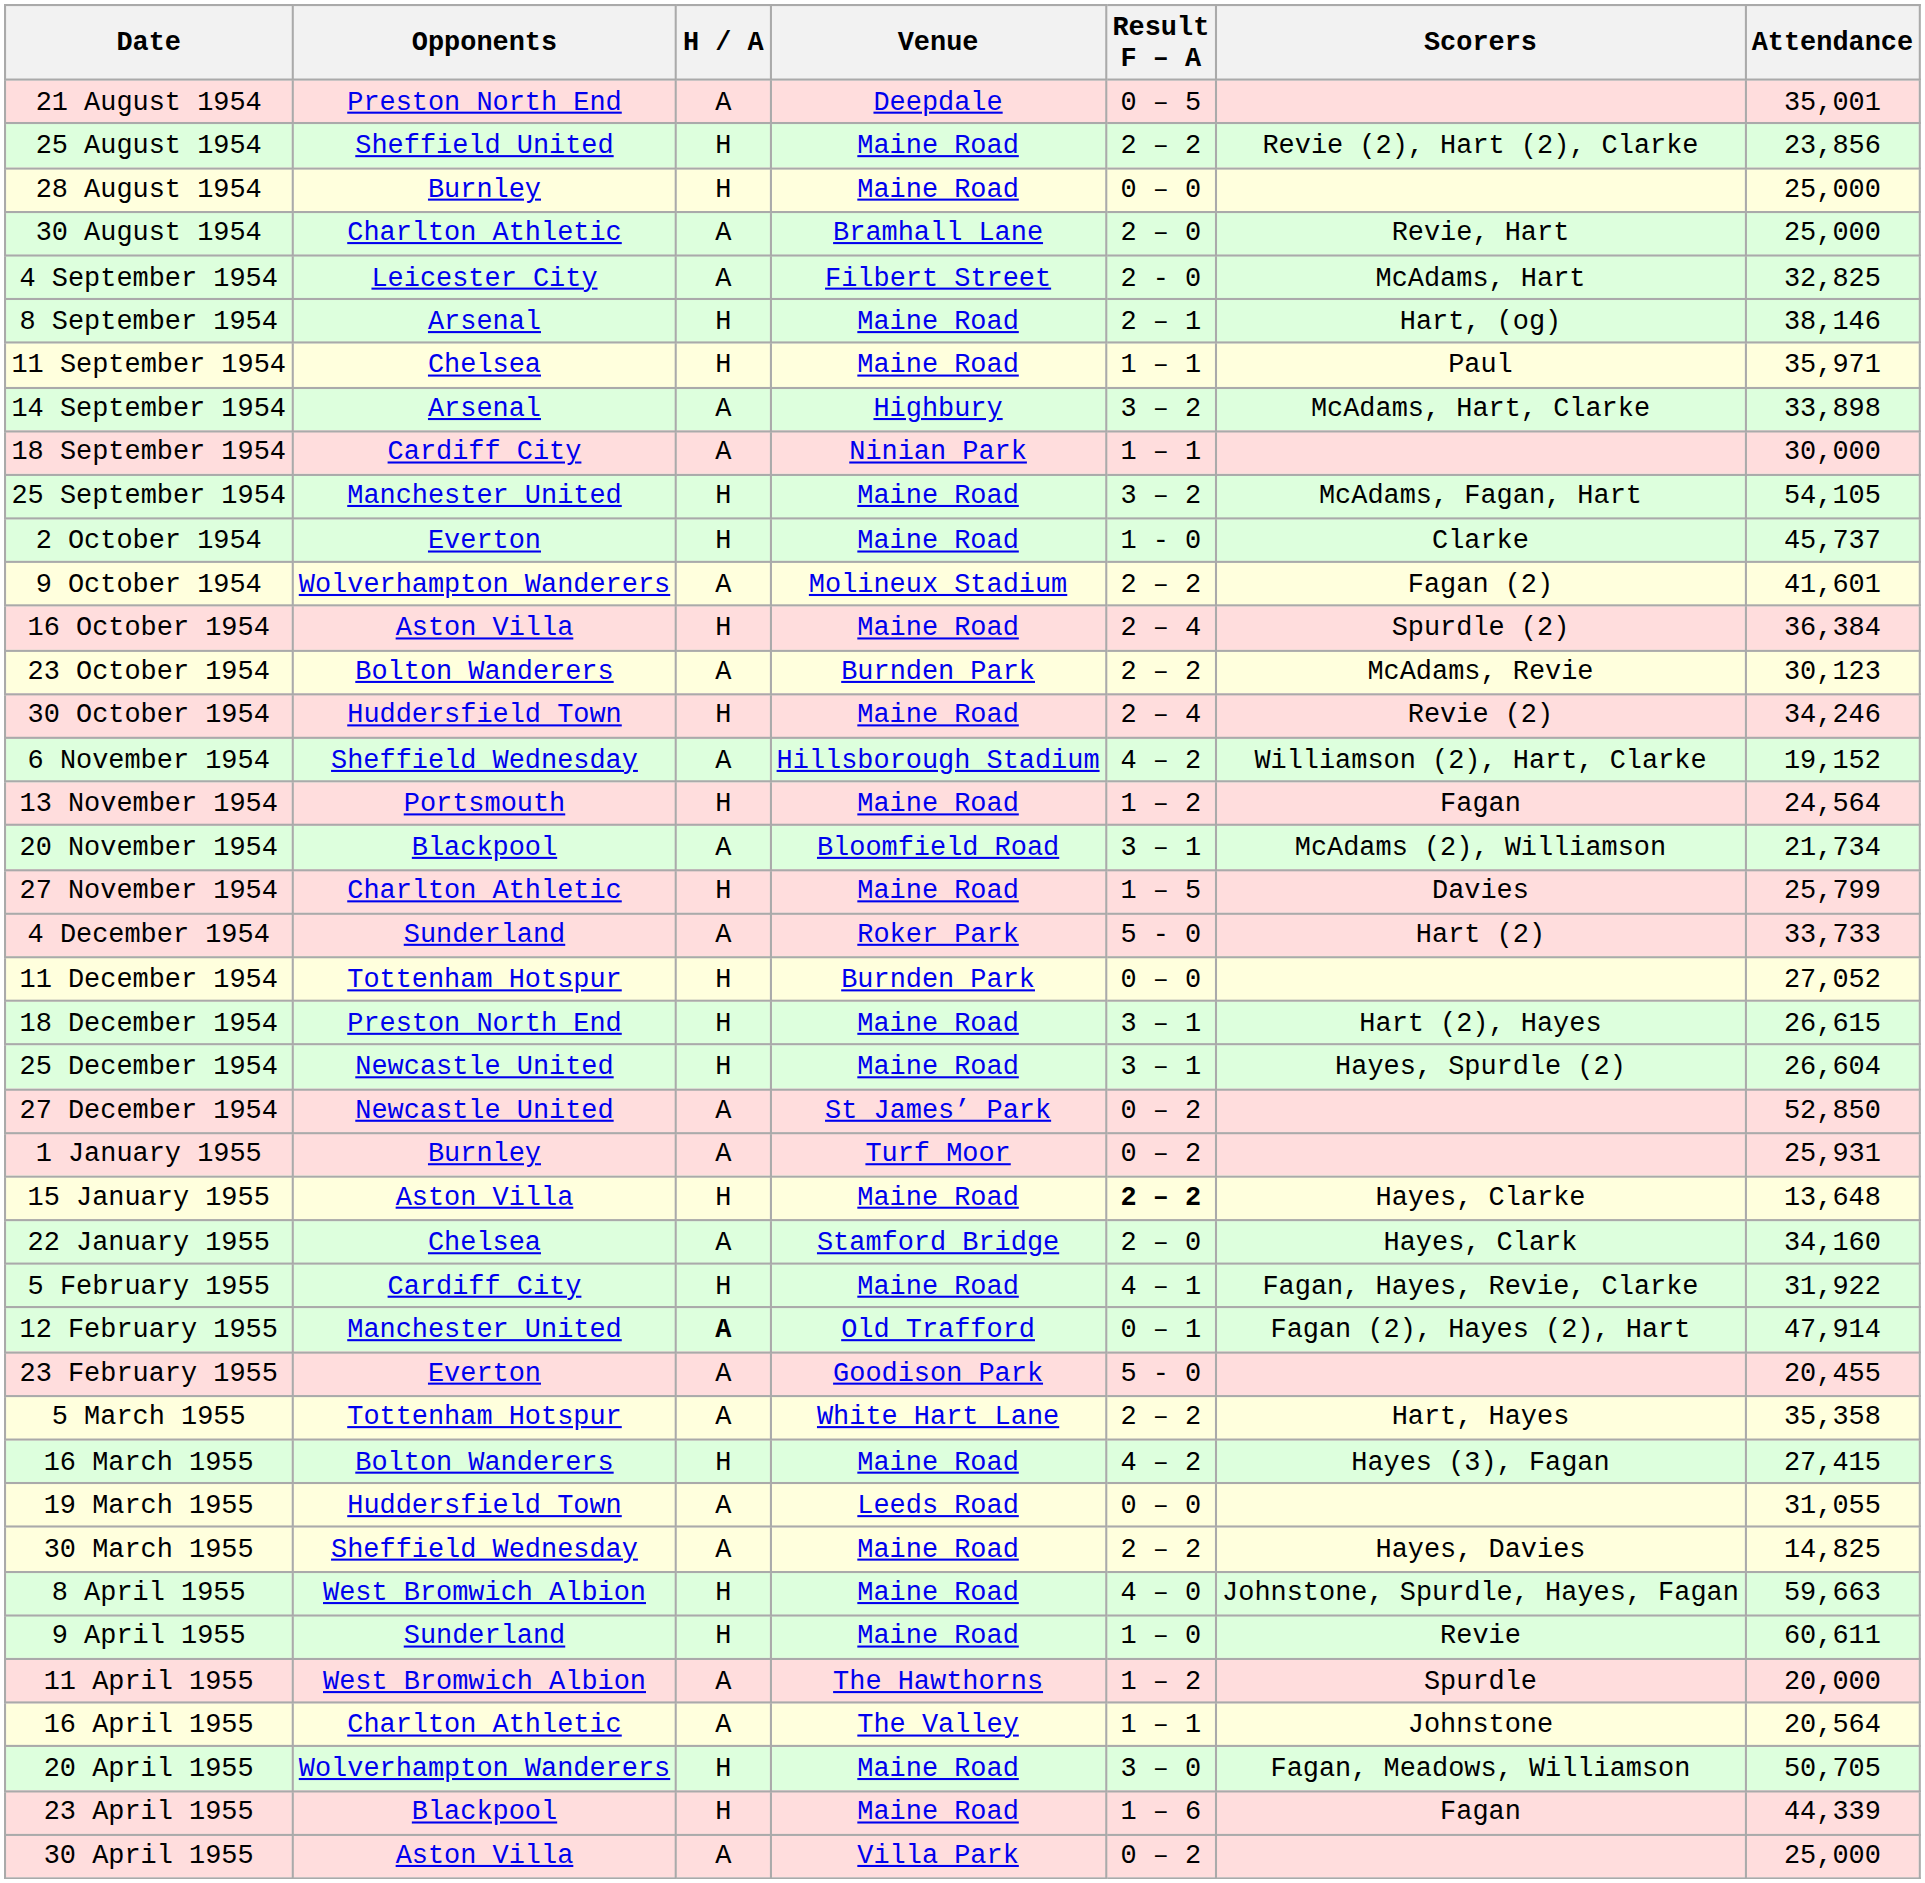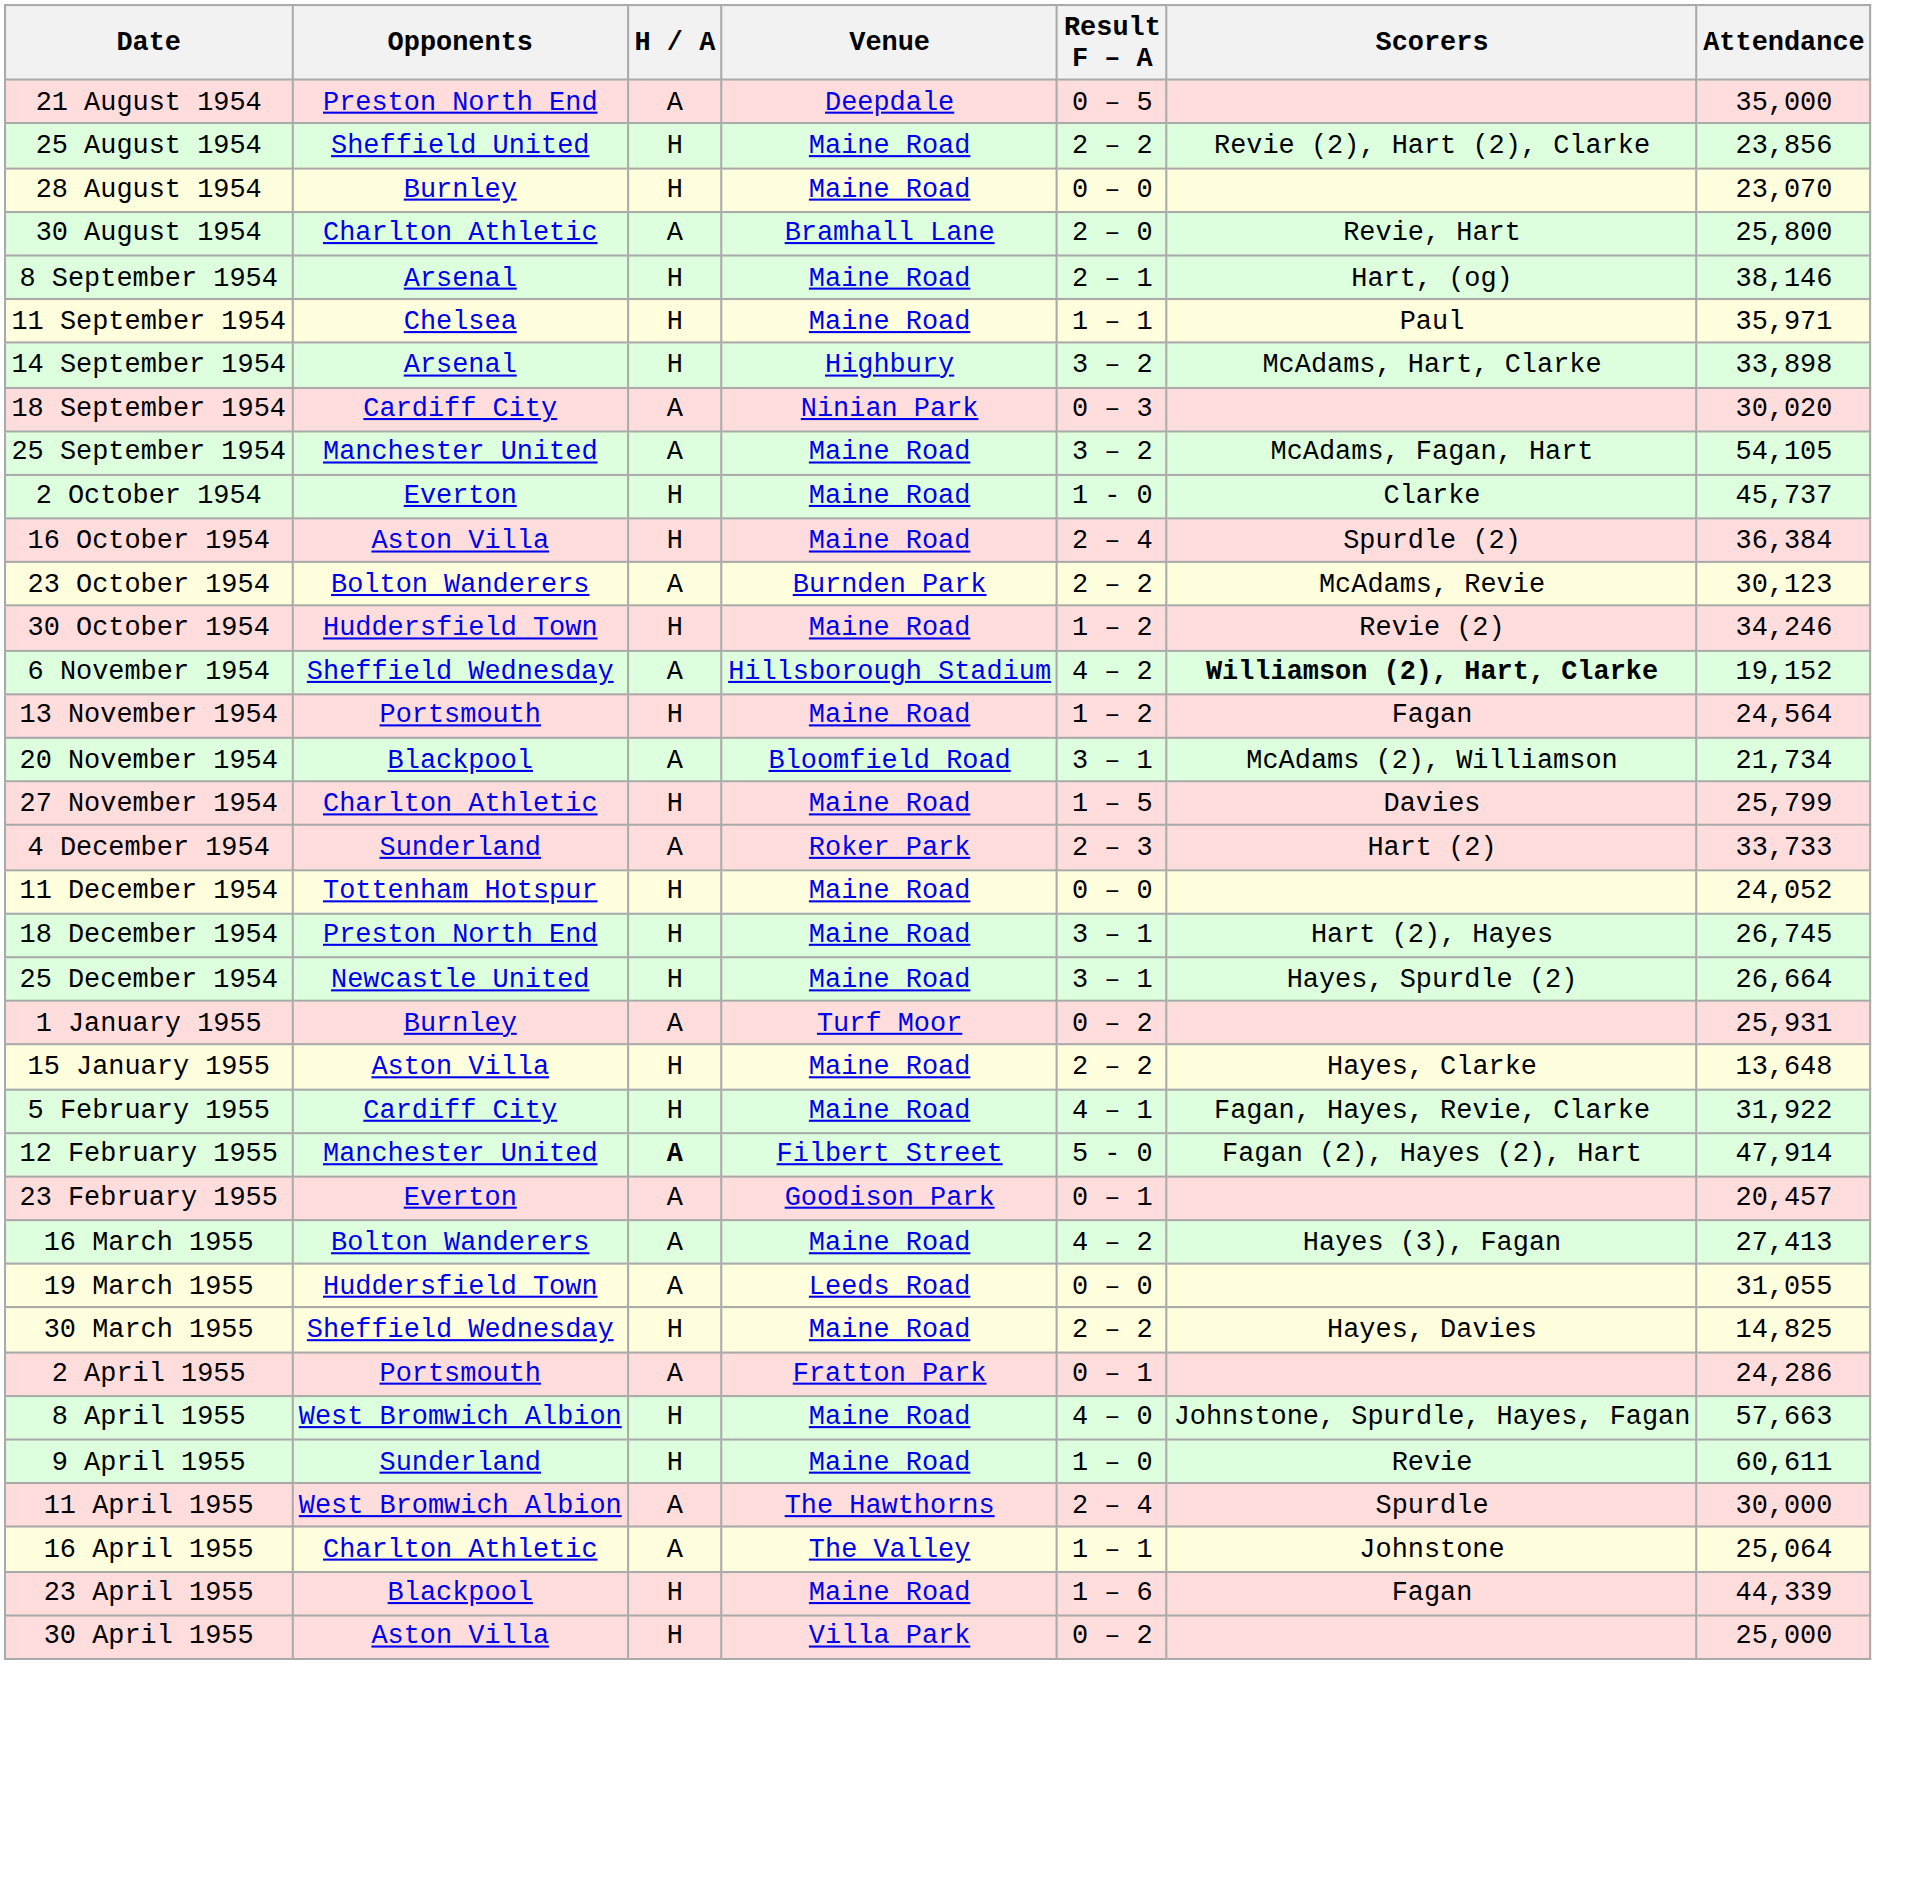(1832, 102) 35,001 -> (1784, 102) 35,000
(1832, 190) 25,000 -> (1784, 190) 23,070
(1832, 233) 25,000 -> (1784, 233) 25,800
- row: (149, 277)
(723, 409) A -> (675, 365) H
(1161, 453) 1 – 1 -> (1112, 409) 0 – 3
(1832, 453) 30,000 -> (1784, 409) 30,020
(723, 497) H -> (675, 453) A
- row: (149, 584)
(1161, 716) 2 – 4 -> (1112, 628) 1 – 2
(1480, 760) normal -> (1432, 672) bold
(1161, 935) 5 - 0 -> (1112, 847) 2 – 3
(938, 979) Burnden Park -> (890, 891) Maine Road
(1832, 979) 27,052 -> (1784, 891) 24,052
(1832, 1023) 26,615 -> (1784, 935) 26,745
(1832, 1067) 26,604 -> (1784, 979) 26,664
- row: (149, 1111)
(1161, 1198) bold -> (1112, 1067) normal
- row: (149, 1242)
(938, 1330) Old Trafford -> (890, 1154) Filbert Street
(1161, 1330) 0 – 1 -> (1112, 1154) 5 - 0
(1161, 1374) 5 - 0 -> (1112, 1198) 0 – 1
(1832, 1374) 20,455 -> (1784, 1198) 20,457
- row: (149, 1418)
(723, 1461) H -> (675, 1242) A
(1832, 1461) 27,415 -> (1784, 1242) 27,413
(723, 1549) A -> (675, 1330) H
+ row: (149, 1374)
(1832, 1593) 59,663 -> (1784, 1418) 57,663
(1161, 1681) 1 – 2 -> (1112, 1505) 2 – 4
(1832, 1681) 20,000 -> (1784, 1505) 30,000
(1832, 1725) 20,564 -> (1784, 1549) 25,064
- row: (149, 1768)
(723, 1856) A -> (675, 1637) H
